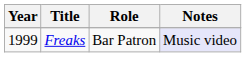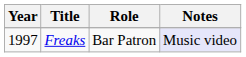(23, 39) 1999 -> (23, 39) 1997
